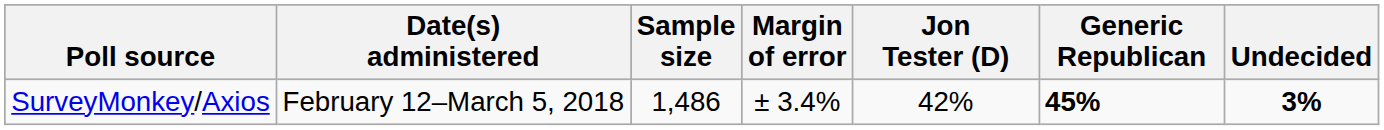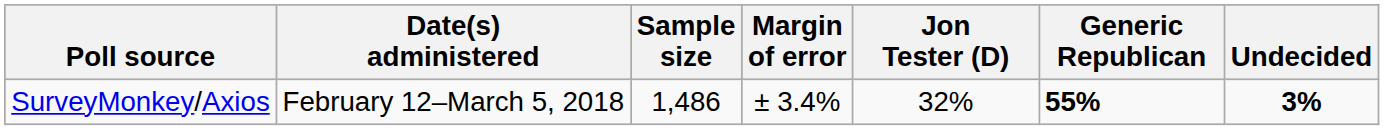(946, 101) 42% -> (946, 101) 32%
(1073, 101) 45% -> (1073, 101) 55%
